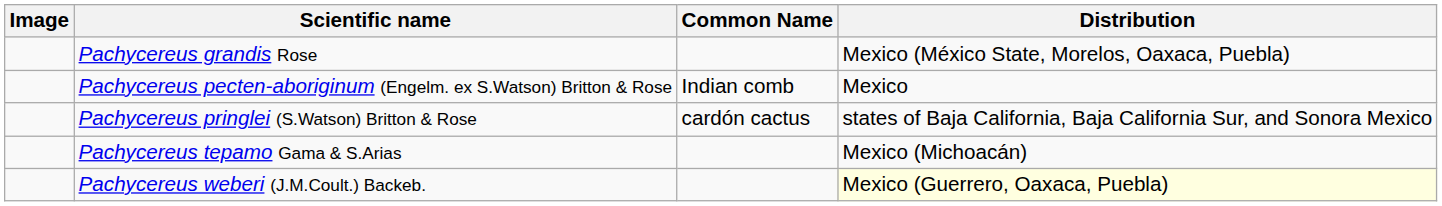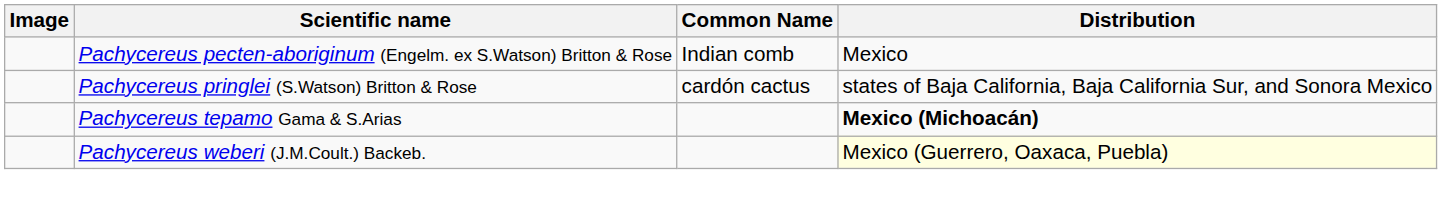- row: (198, 53)
(935, 151) normal -> (941, 119) bold
